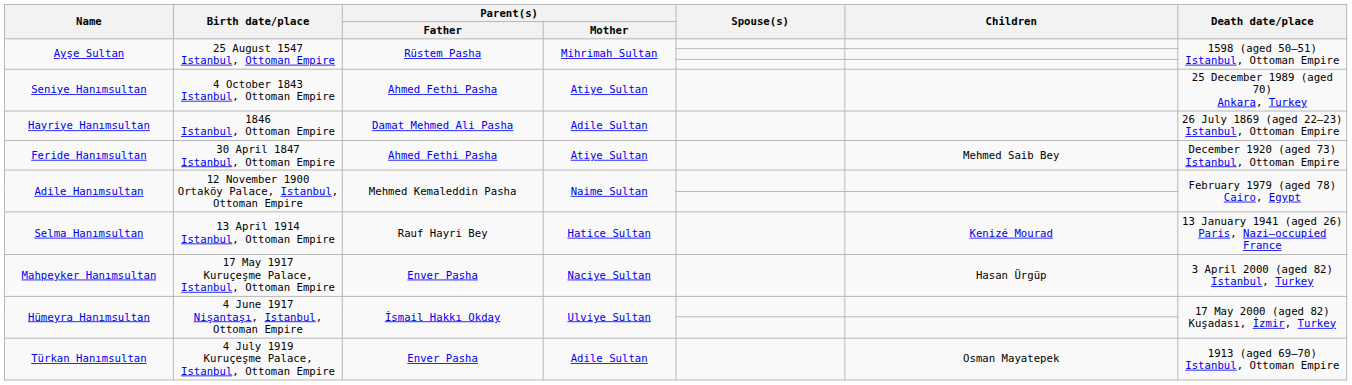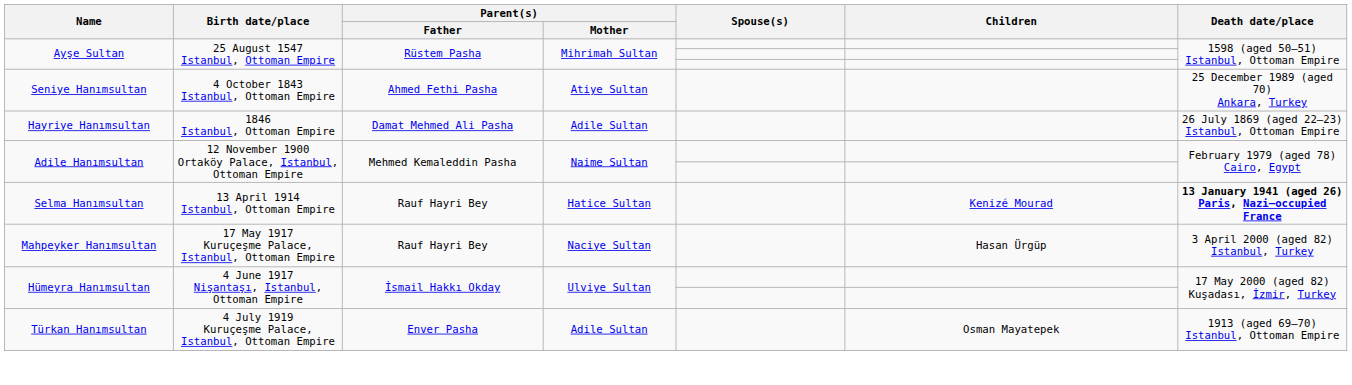- row: (89, 155)
(1262, 233) normal -> (1262, 203) bold
(443, 275) Enver Pasha -> (443, 245) Rauf Hayri Bey
